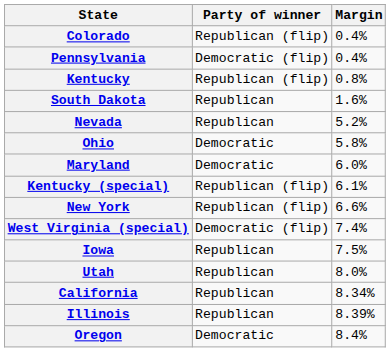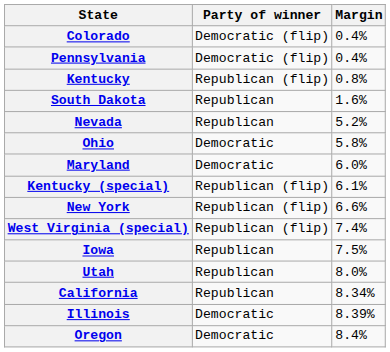(262, 37) Republican (flip) -> (262, 37) Democratic (flip)
(262, 229) Democratic (flip) -> (262, 229) Republican (flip)
(235, 315) Republican -> (235, 315) Democratic
